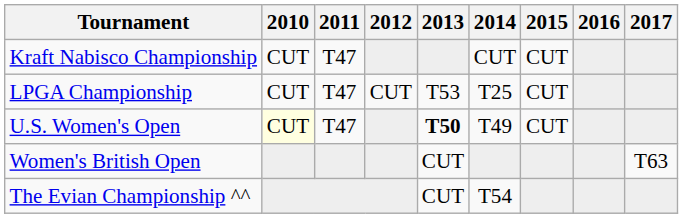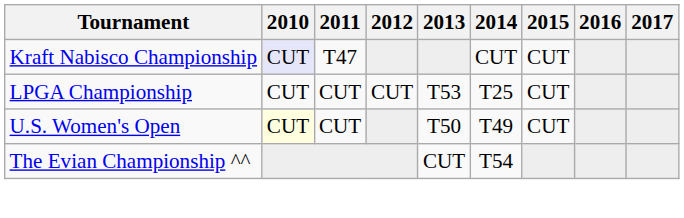(288, 56) no background -> (288, 56) lavender background
(339, 91) T47 -> (340, 91) CUT
(339, 126) T47 -> (340, 126) CUT
(443, 126) bold -> (444, 126) normal
- row: (105, 161)
